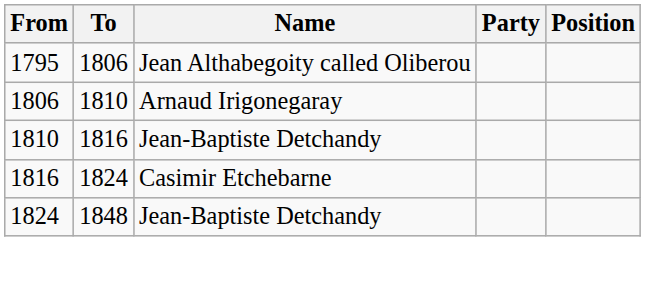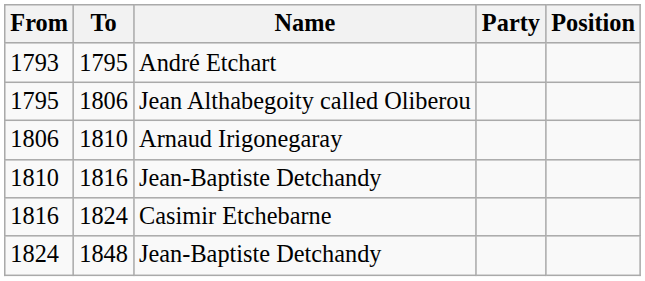+ row: (35, 62)
